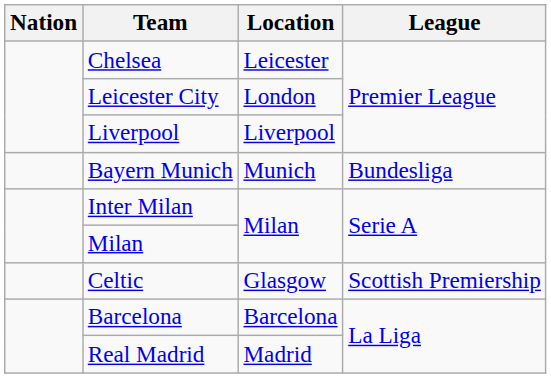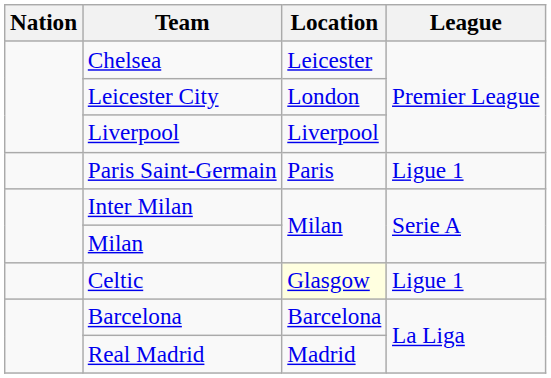+ row: (182, 170)
- row: (160, 170)
(285, 280) no background -> (329, 280) lightyellow background
(445, 280) Scottish Premiership -> (428, 280) Ligue 1
